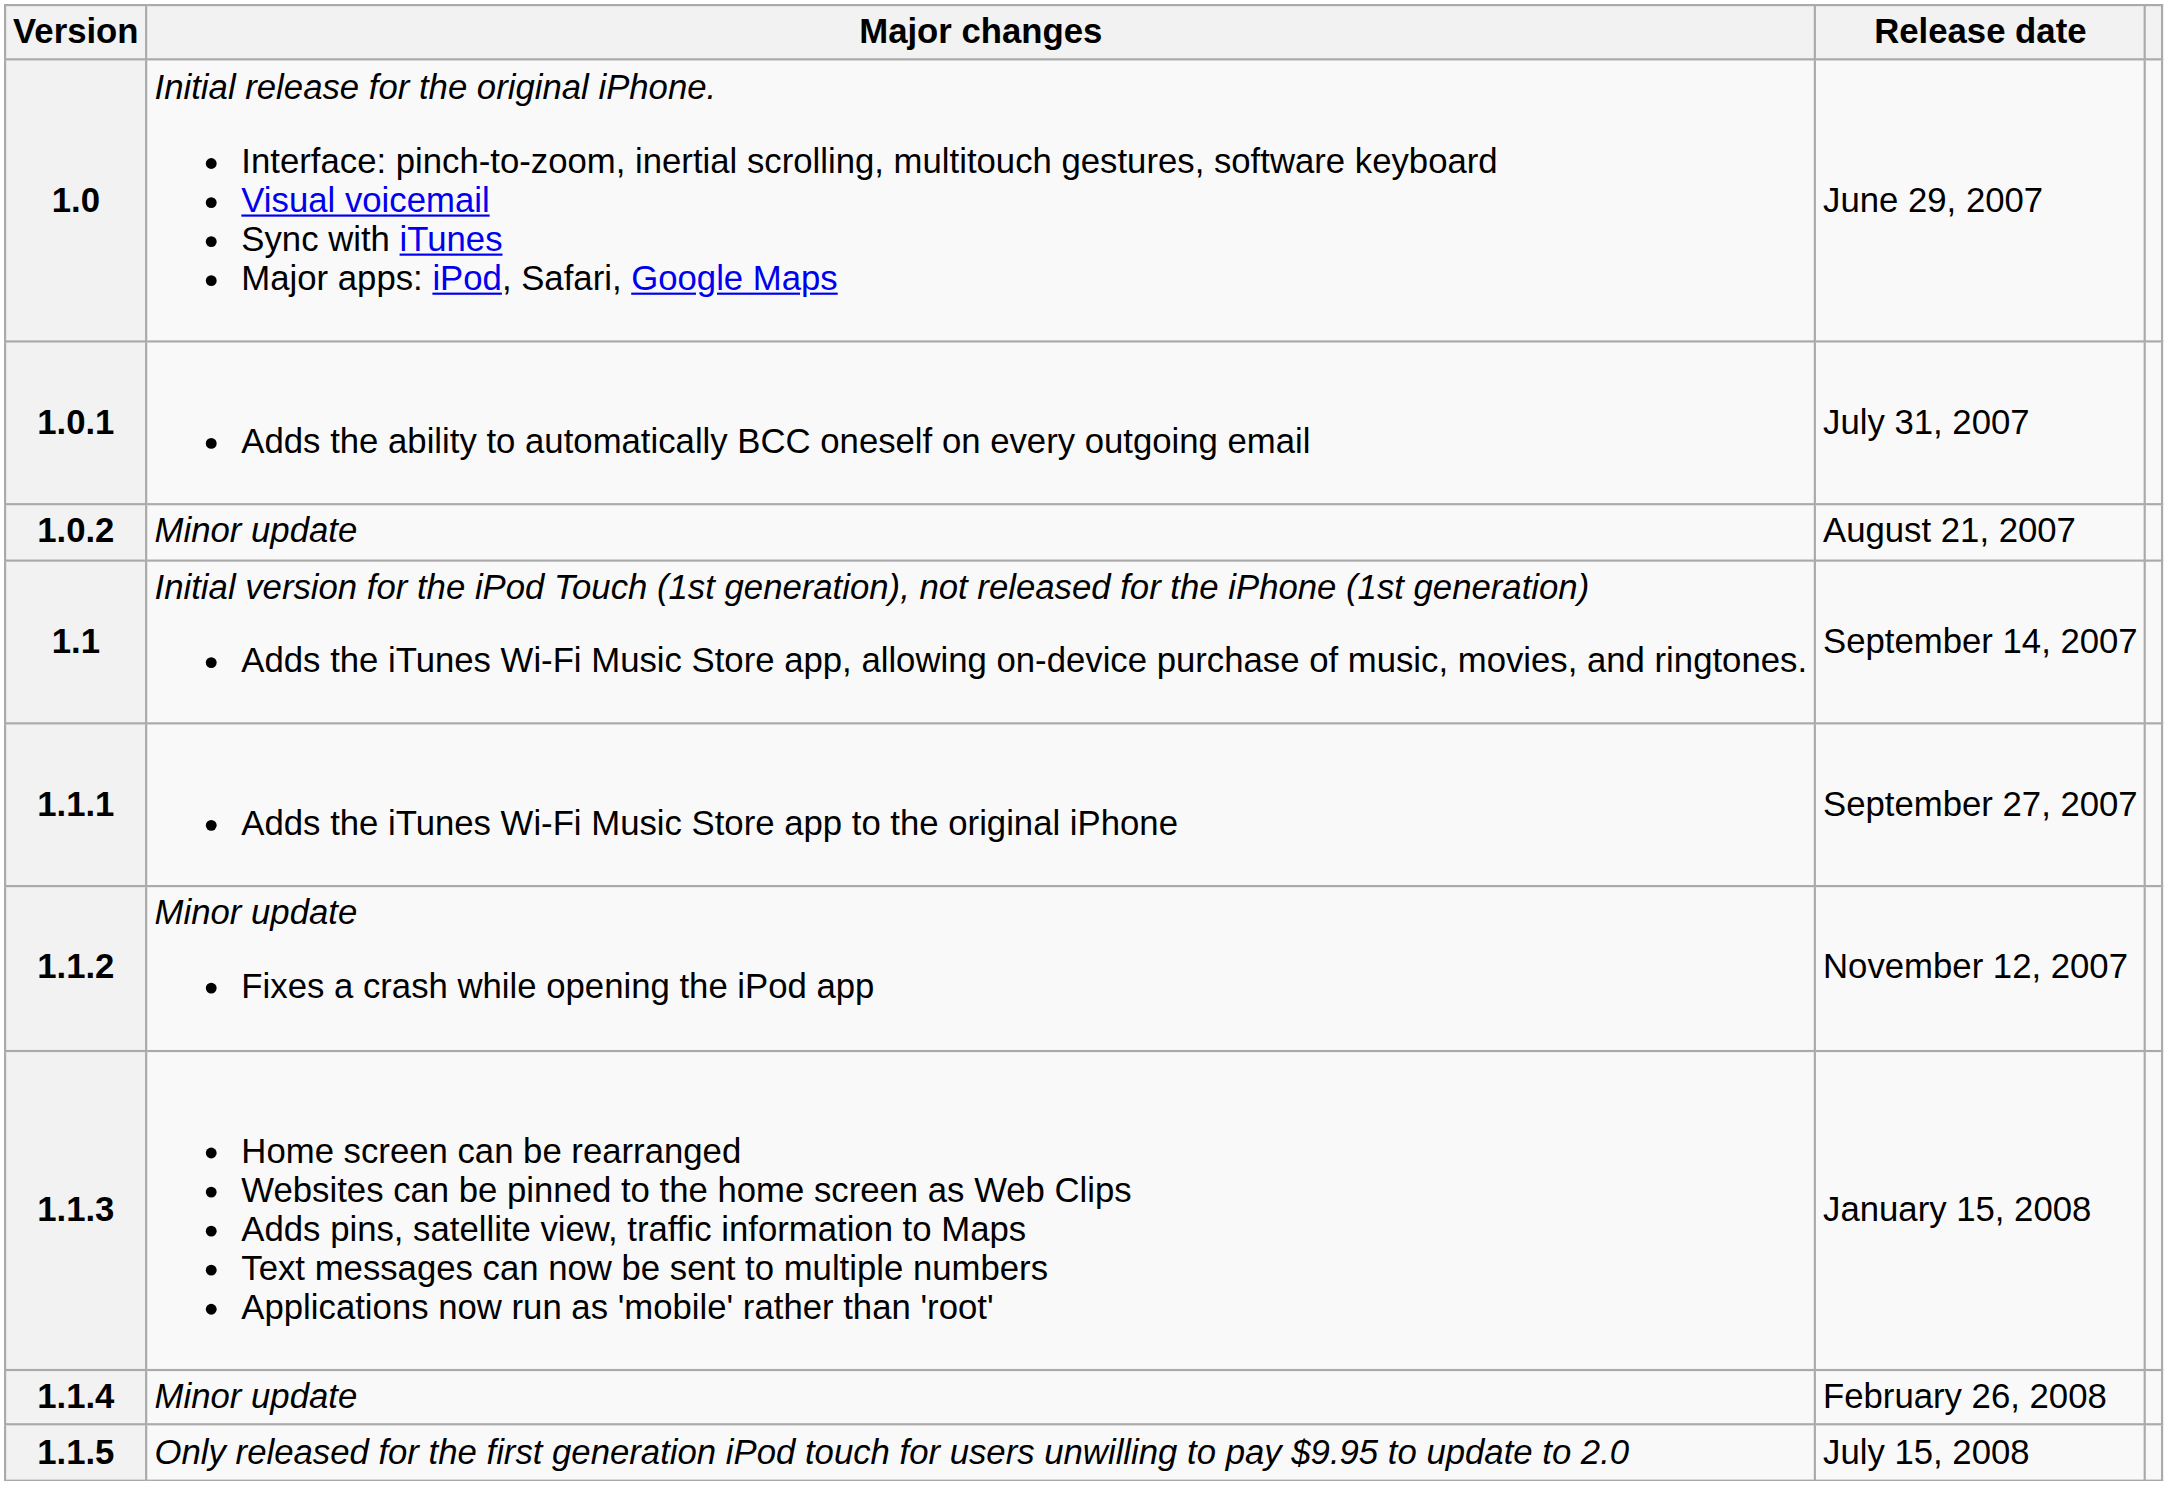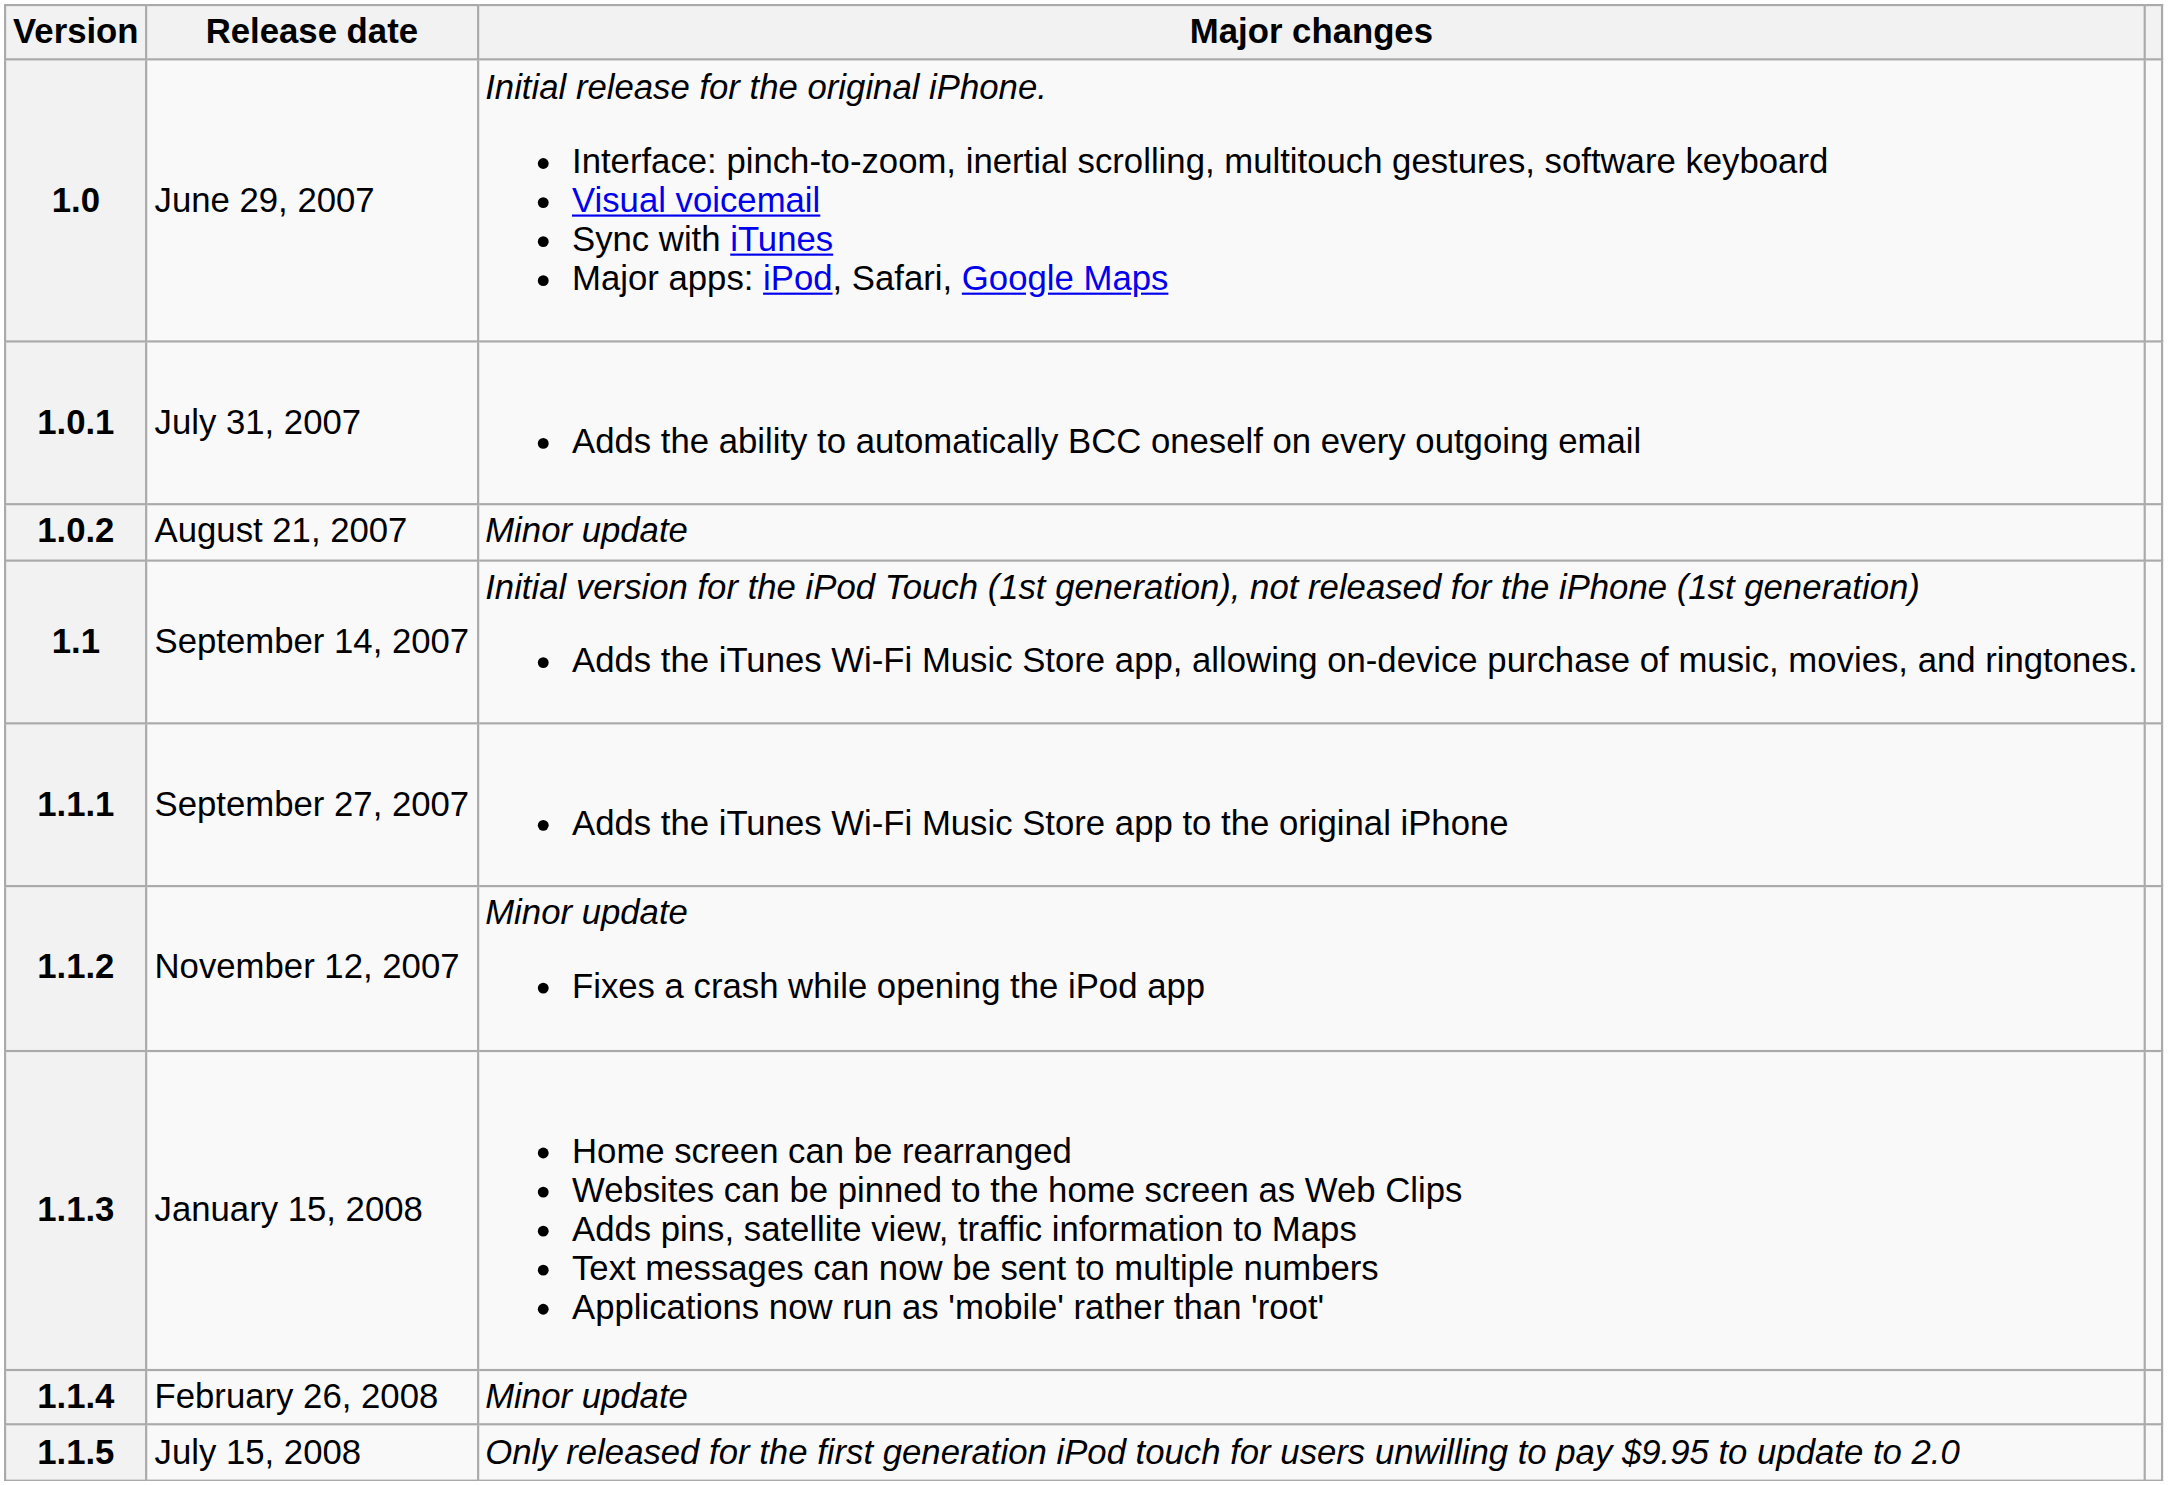columns swapped: (1980, 32) <-> (981, 32)
